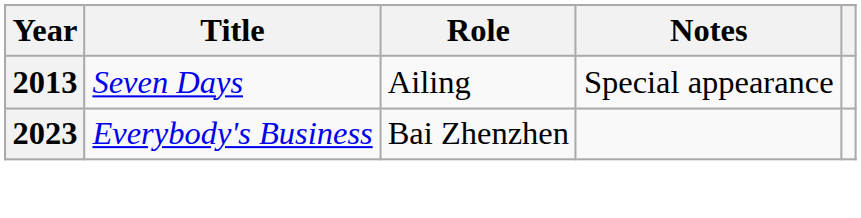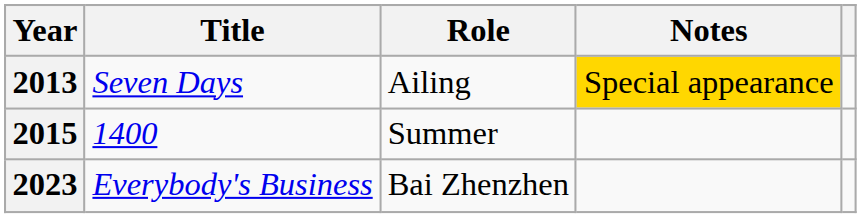(709, 81) no background -> (709, 81) gold background
+ row: (45, 133)
